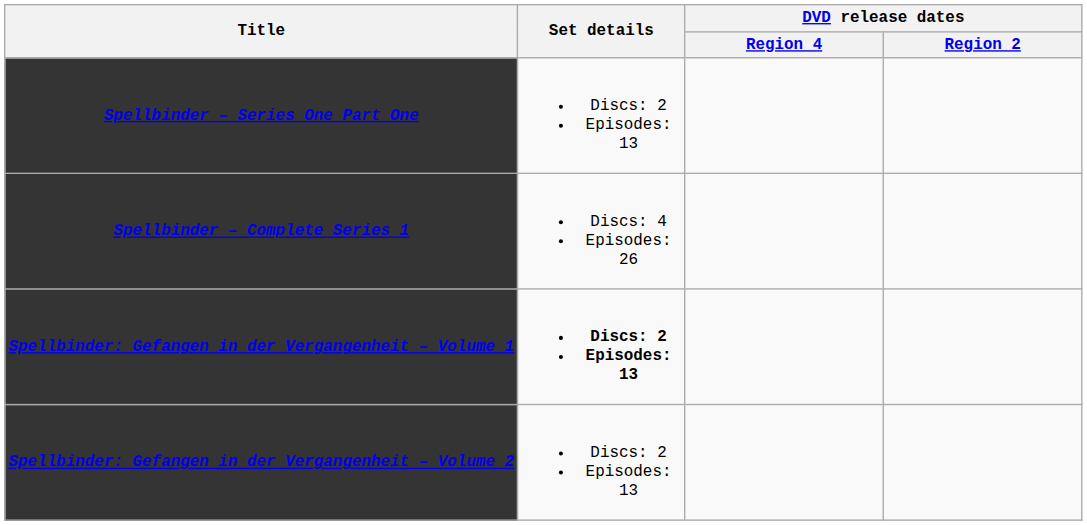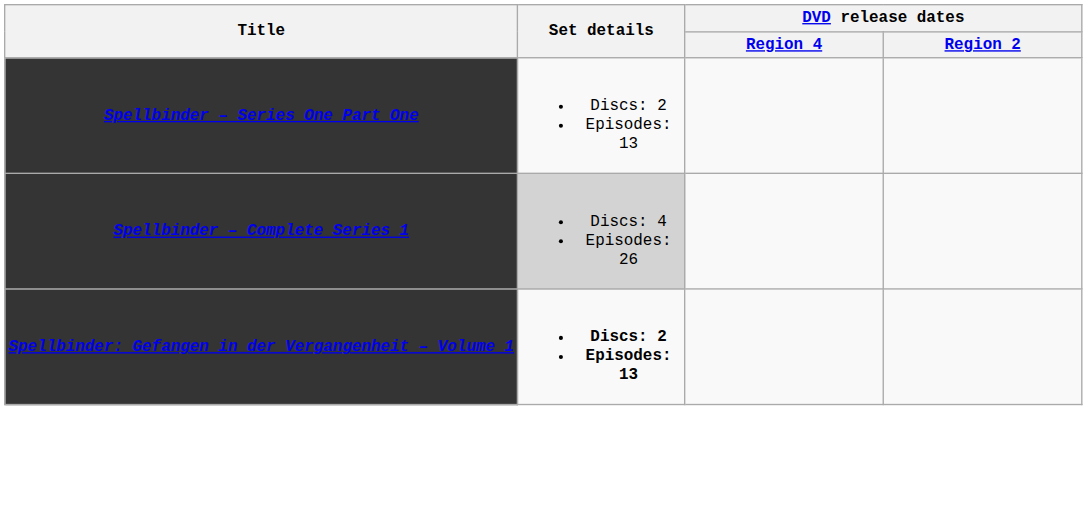(601, 241) no background -> (601, 241) lightgrey background
- row: (261, 463)
